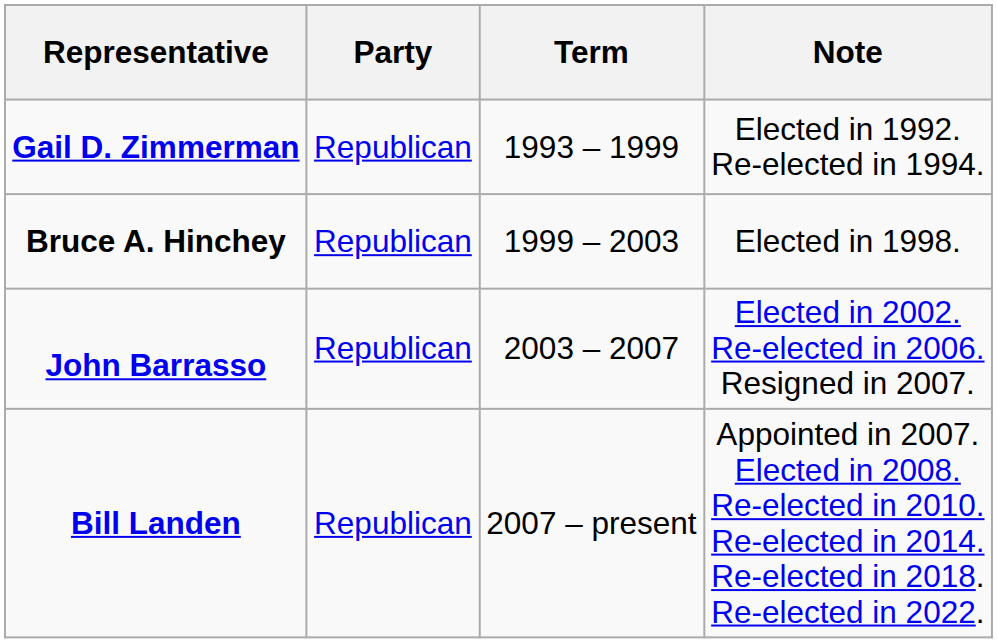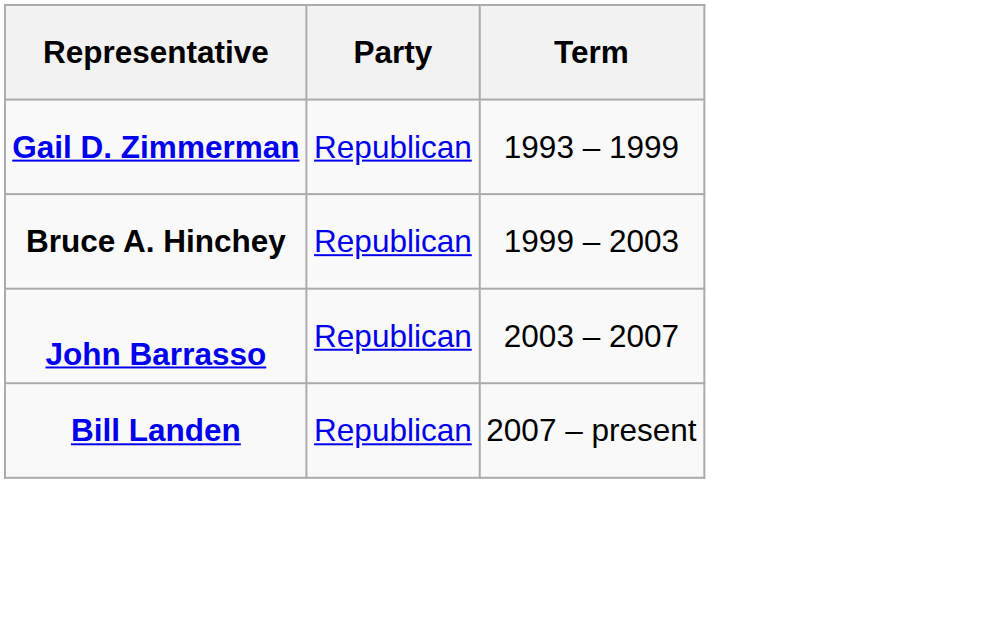- column: (848, 51)
